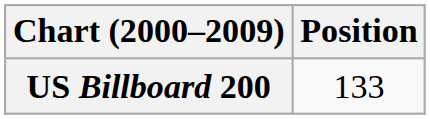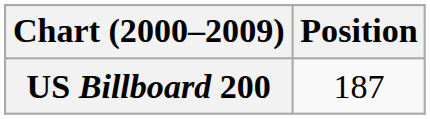(359, 85) 133 -> (359, 85) 187
